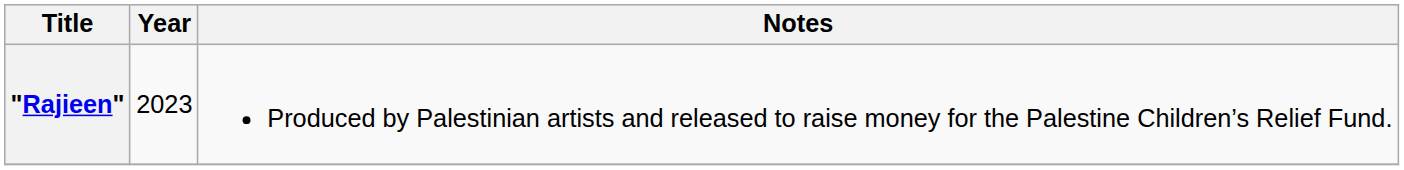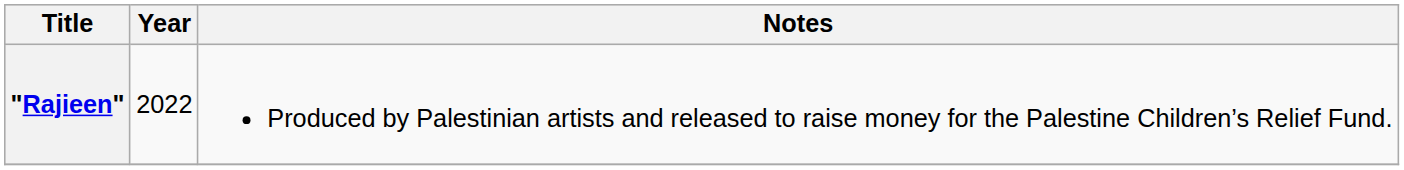(164, 104) 2023 -> (164, 104) 2022
